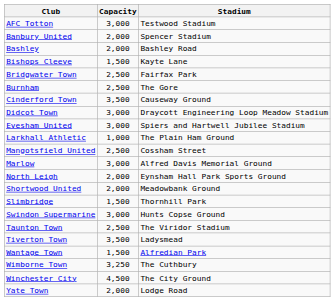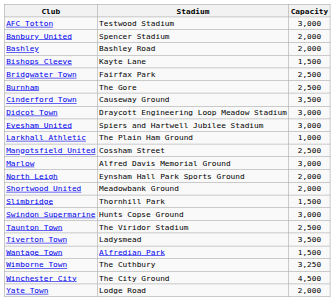columns swapped: (234, 11) <-> (118, 11)
